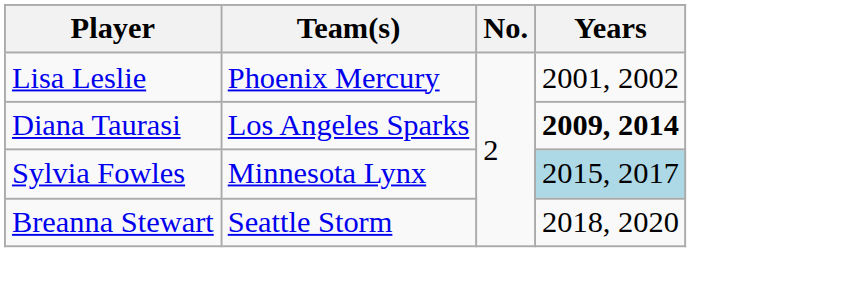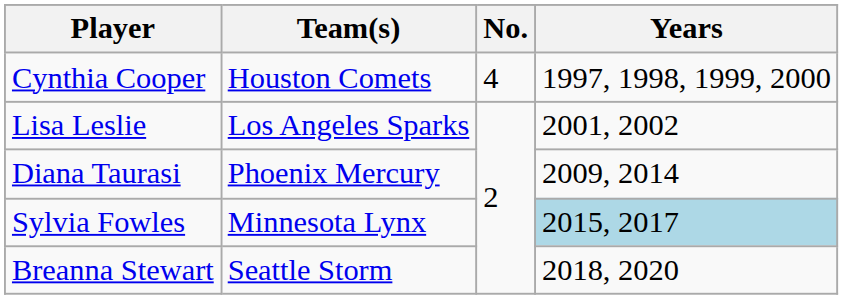+ row: (109, 76)
(334, 76) Phoenix Mercury -> (348, 125) Los Angeles Sparks
(348, 125) Los Angeles Sparks -> (334, 173) Phoenix Mercury
(610, 125) bold -> (610, 173) normal
